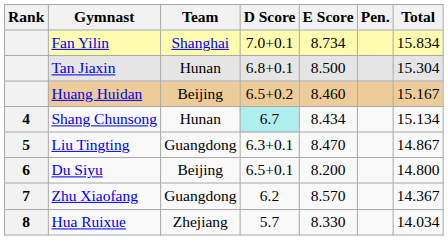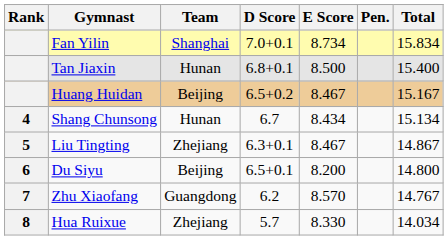(418, 68) 15.304 -> (418, 68) 15.400
(328, 94) 8.460 -> (328, 94) 8.467
(270, 119) paleturquoise background -> (270, 119) no background
(200, 145) Guangdong -> (200, 145) Zhejiang
(328, 145) 8.470 -> (328, 145) 8.467
(418, 196) 14.367 -> (418, 196) 14.767
